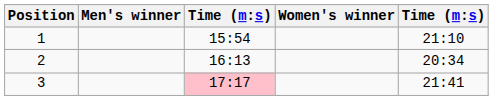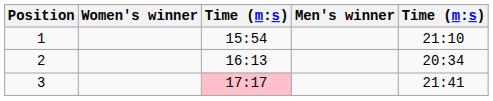columns swapped: (131, 16) <-> (337, 16)
